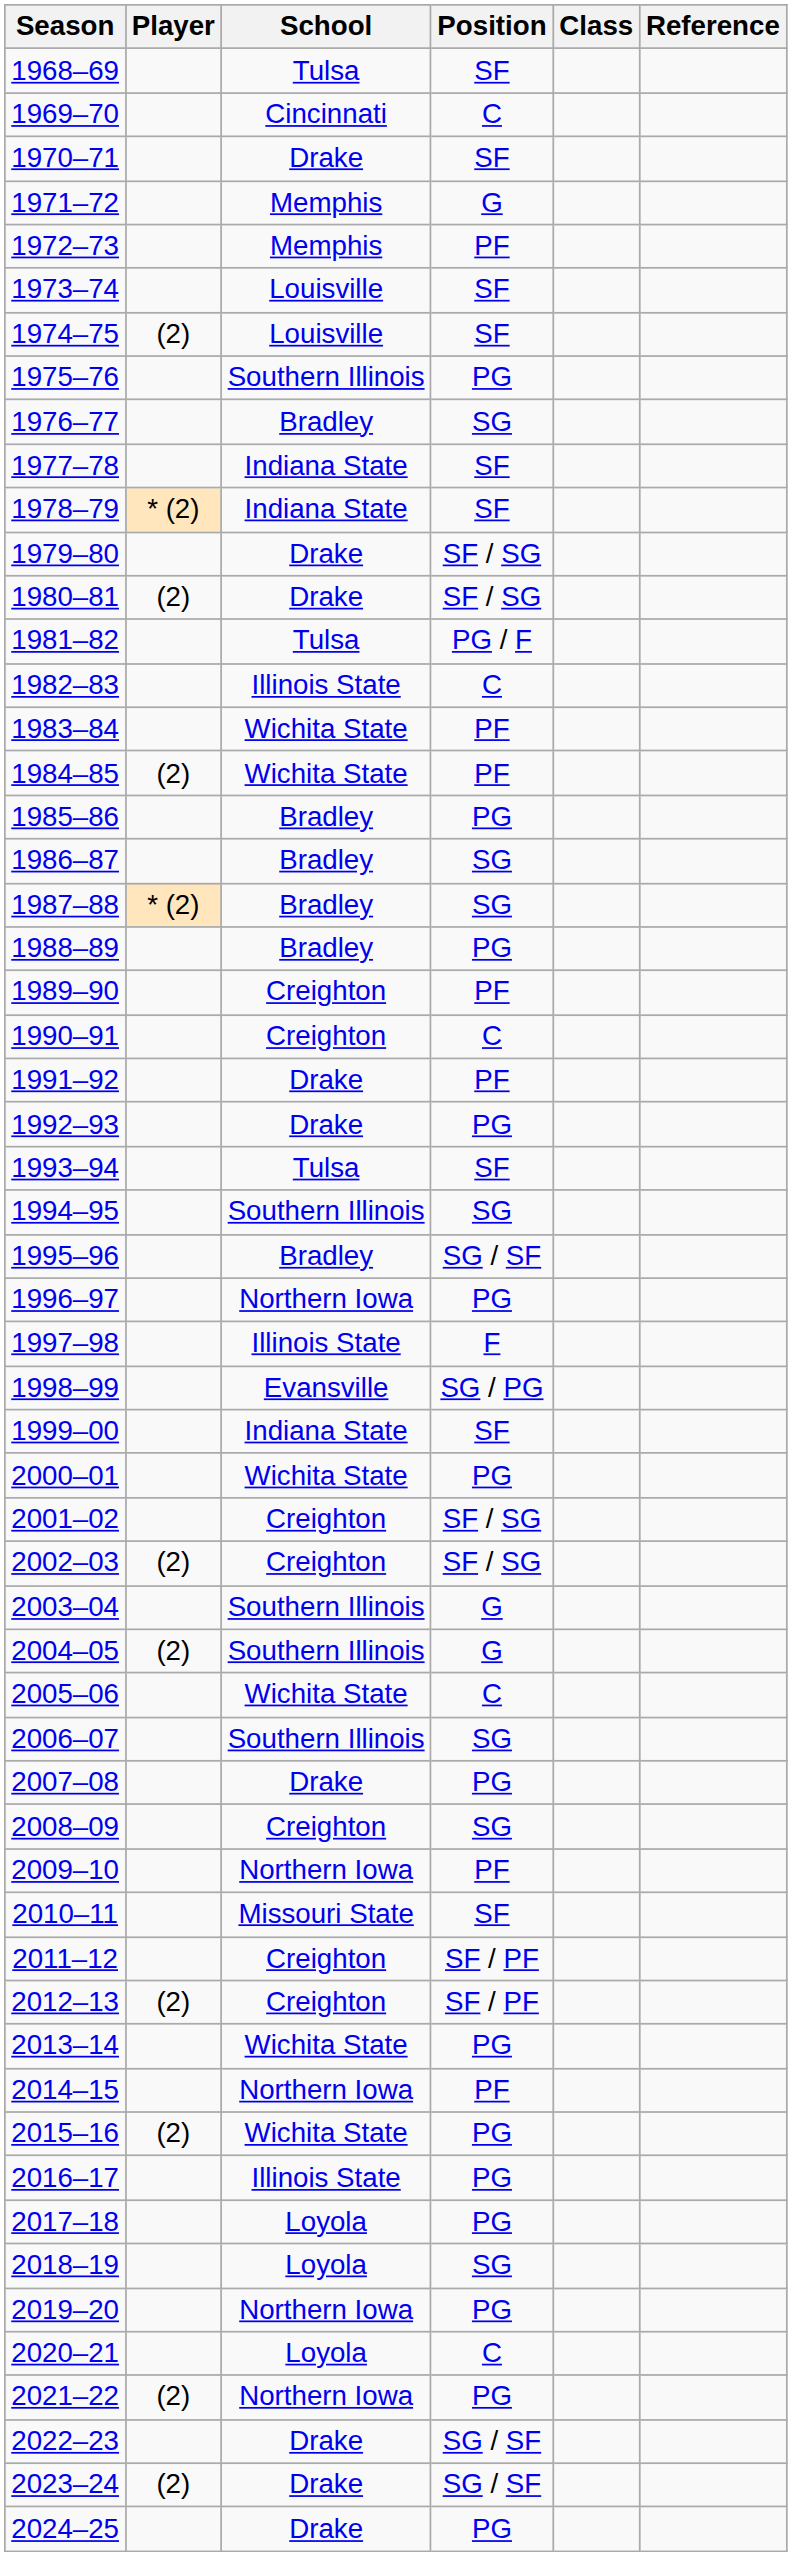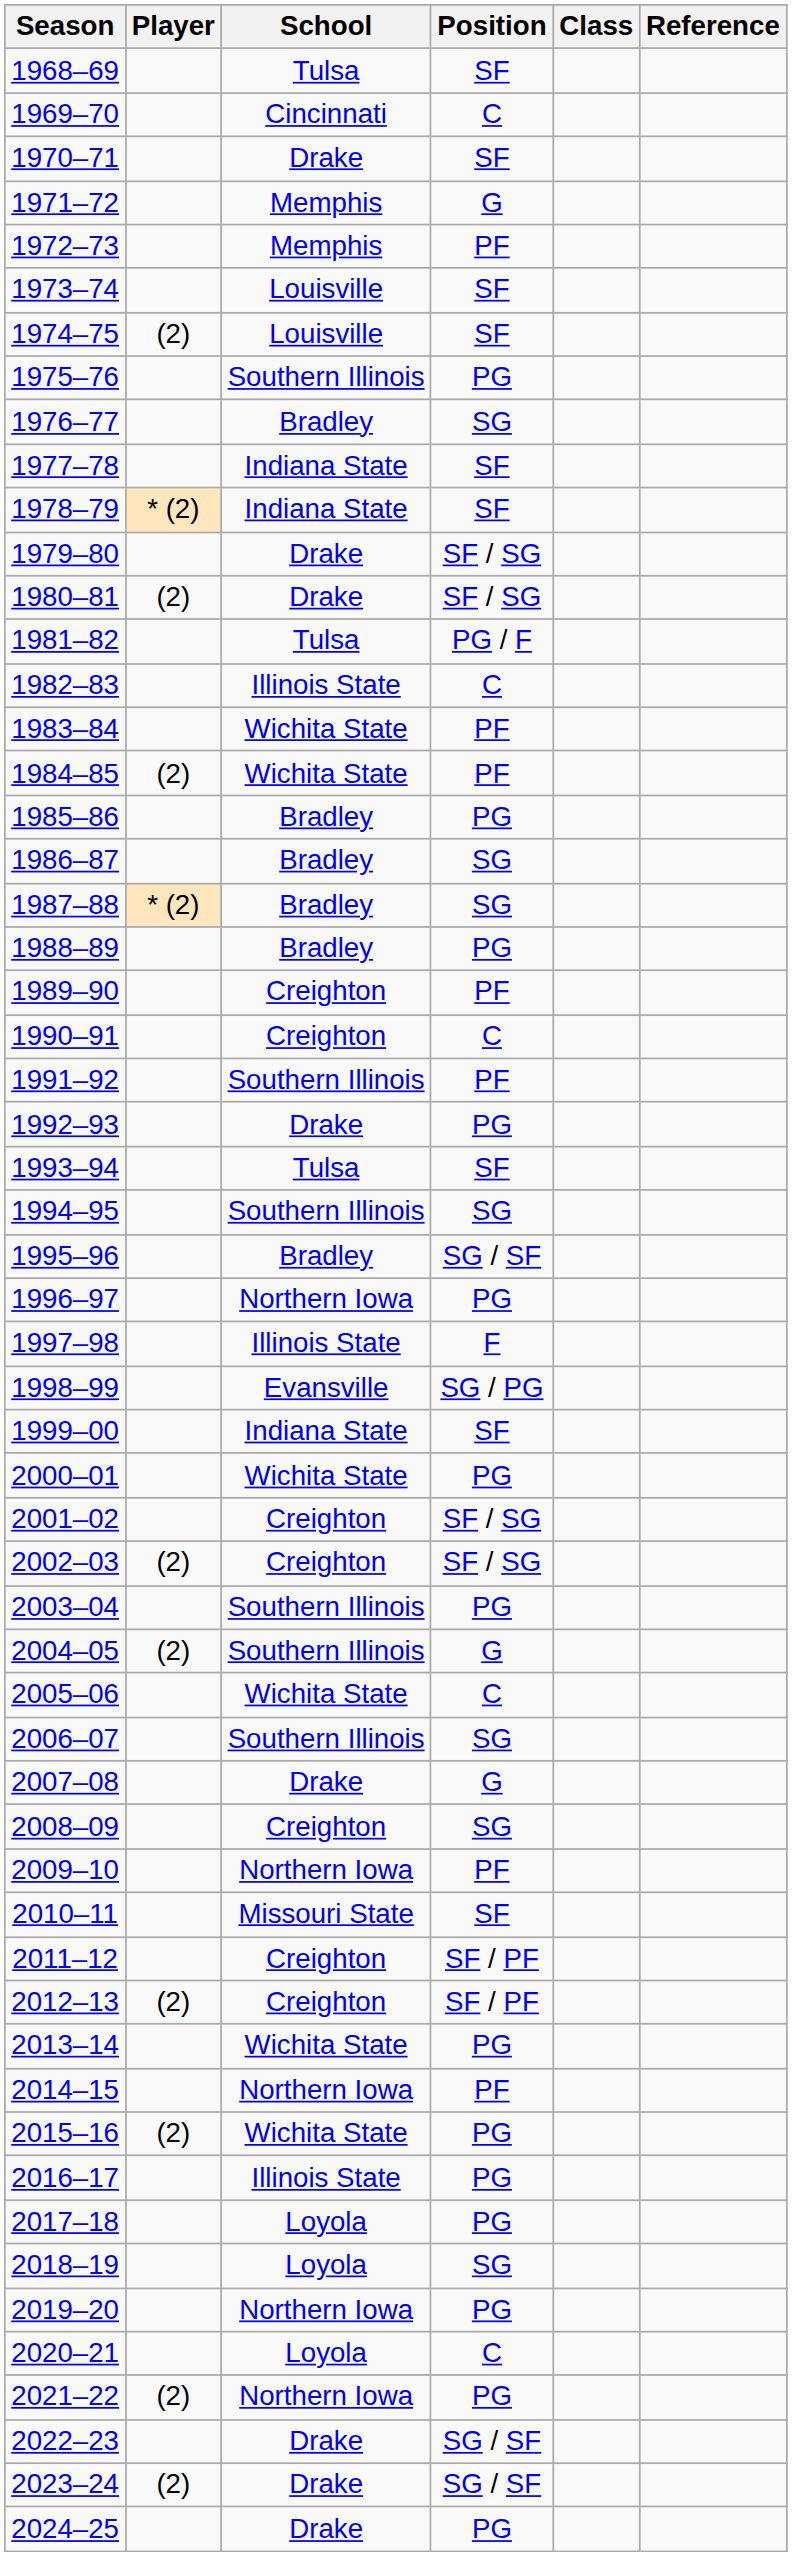(326, 1080) Drake -> (326, 1080) Southern Illinois
(492, 1606) G -> (492, 1606) PG
(492, 1782) PG -> (492, 1782) G
